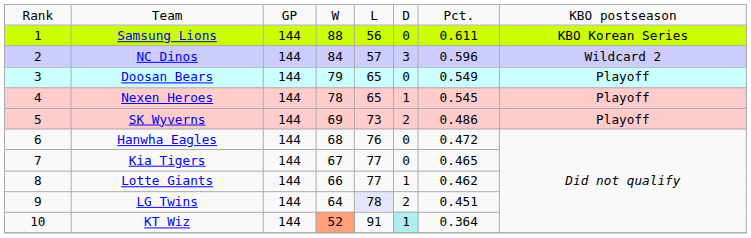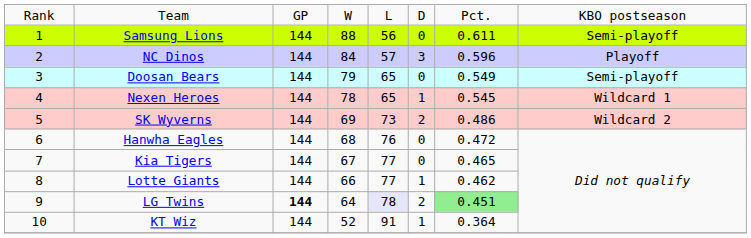(623, 36) KBO Korean Series -> (633, 36) Semi-playoff
(623, 56) Wildcard 2 -> (633, 56) Playoff
(623, 77) Playoff -> (633, 77) Semi-playoff
(623, 98) Playoff -> (633, 98) Wildcard 1
(623, 119) Playoff -> (633, 119) Wildcard 2
(289, 202) normal -> (301, 202) bold
(459, 202) no background -> (476, 202) lightgreen background
(335, 223) lightsalmon background -> (348, 223) no background
(406, 223) paleturquoise background -> (422, 223) no background
